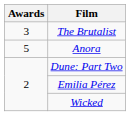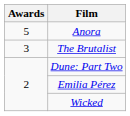rows swapped: (87, 48) <-> (87, 31)
